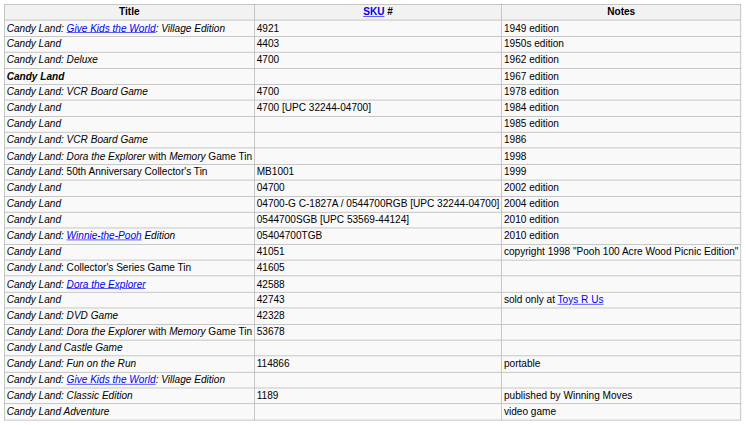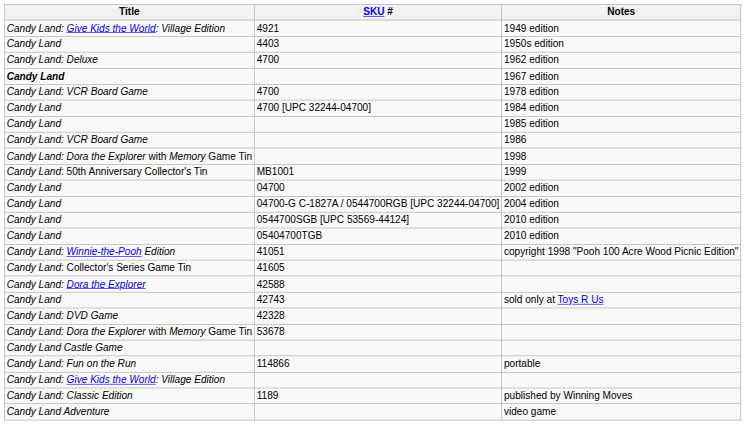(91, 236) Candy Land: Winnie-the-Pooh Edition -> (34, 236) Candy Land
(34, 252) Candy Land -> (91, 252) Candy Land: Winnie-the-Pooh Edition
